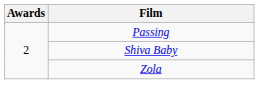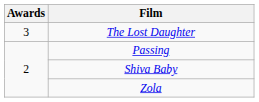+ row: (151, 32)
